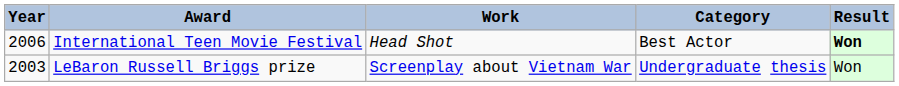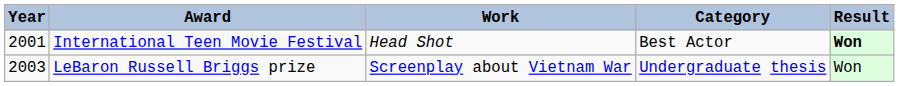(27, 43) 2006 -> (27, 43) 2001
